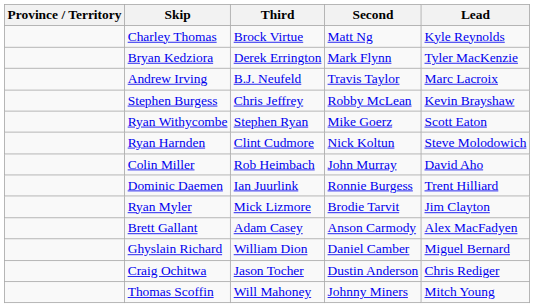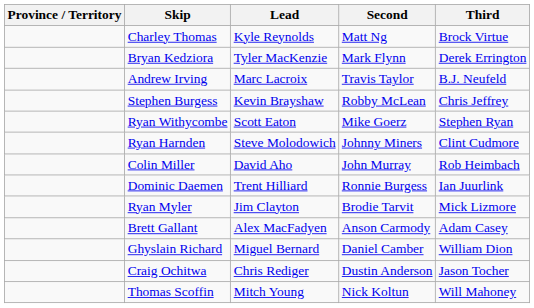columns swapped: (278, 15) <-> (475, 15)
(361, 143) Nick Koltun -> (382, 143) Johnny Miners
(368, 292) Johnny Miners -> (375, 292) Nick Koltun
